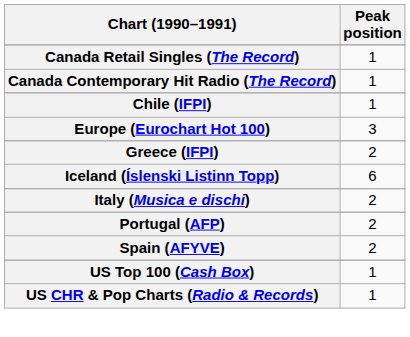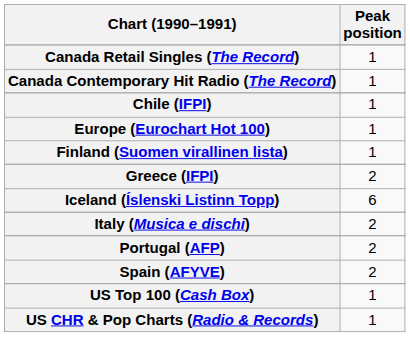(373, 128) 3 -> (373, 128) 1
+ row: (172, 152)
